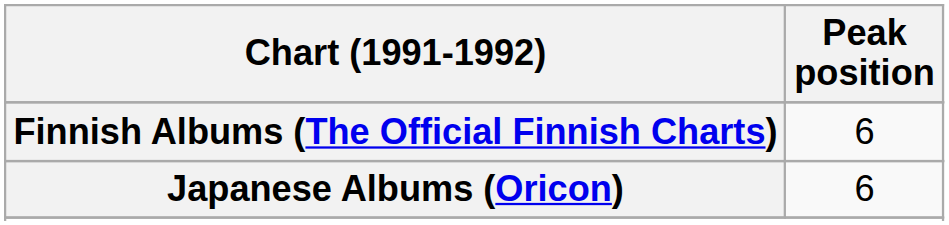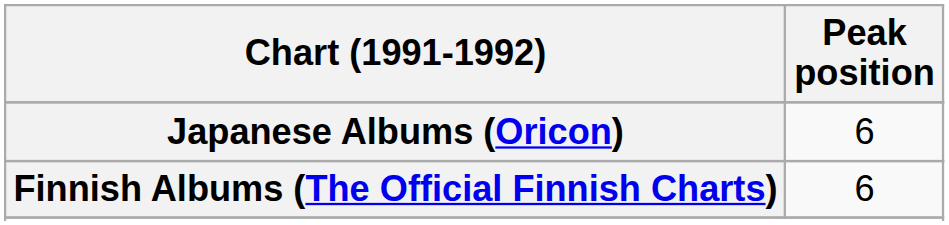rows swapped: (396, 131) <-> (396, 188)
